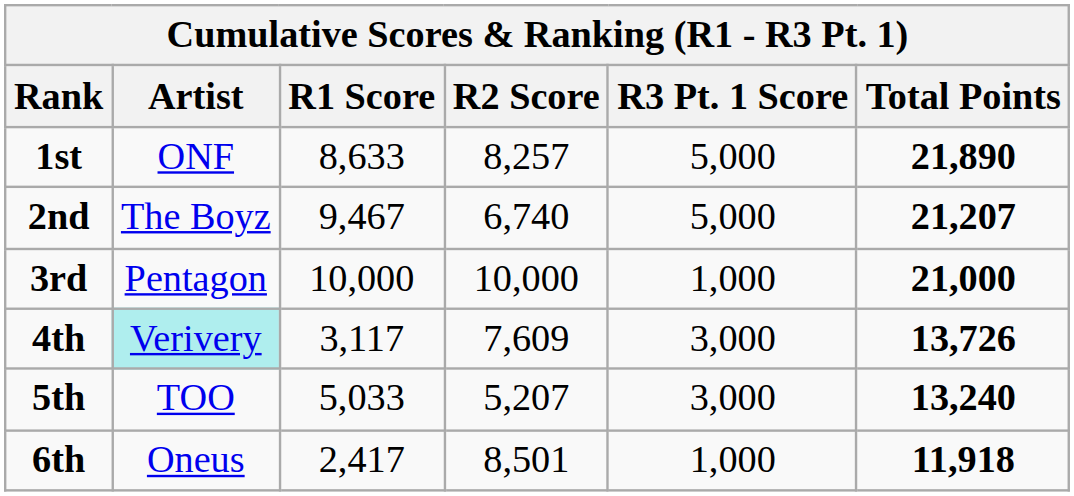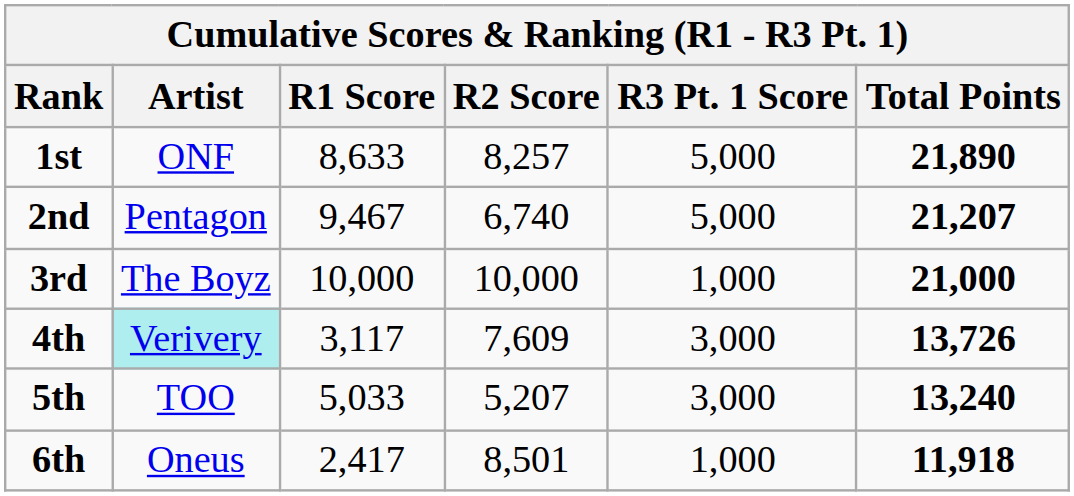(196, 216) The Boyz -> (196, 216) Pentagon
(196, 277) Pentagon -> (196, 277) The Boyz
